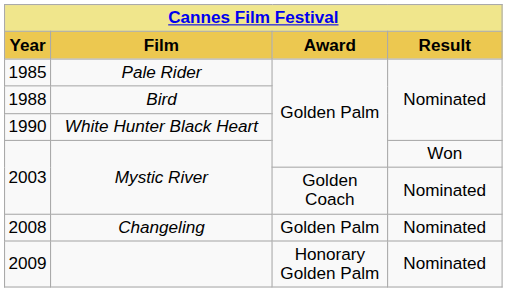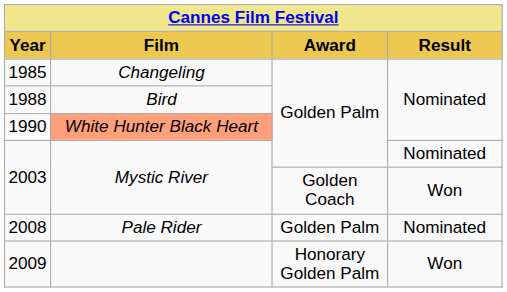(161, 72) Pale Rider -> (161, 72) Changeling
(161, 126) no background -> (161, 126) lightsalmon background
(445, 153) Won -> (445, 153) Nominated
(445, 190) Nominated -> (445, 190) Won
(161, 227) Changeling -> (161, 227) Pale Rider
(445, 264) Nominated -> (445, 264) Won
